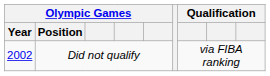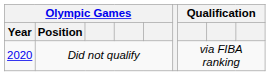(20, 56) 2002 -> (20, 56) 2020
